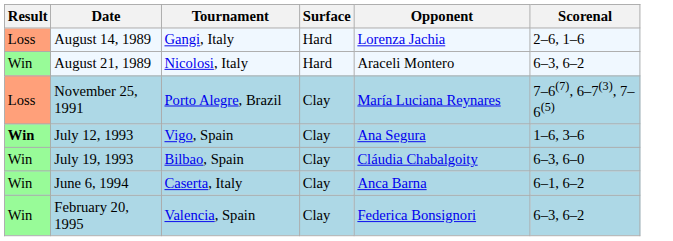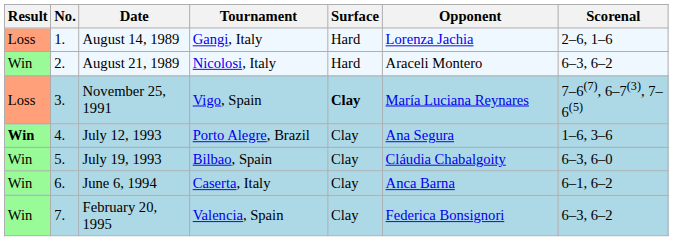+ column: (65, 15)
(223, 99) Porto Alegre, Brazil -> (227, 99) Vigo, Spain
(317, 99) normal -> (346, 99) bold
(199, 135) Vigo, Spain -> (251, 135) Porto Alegre, Brazil
